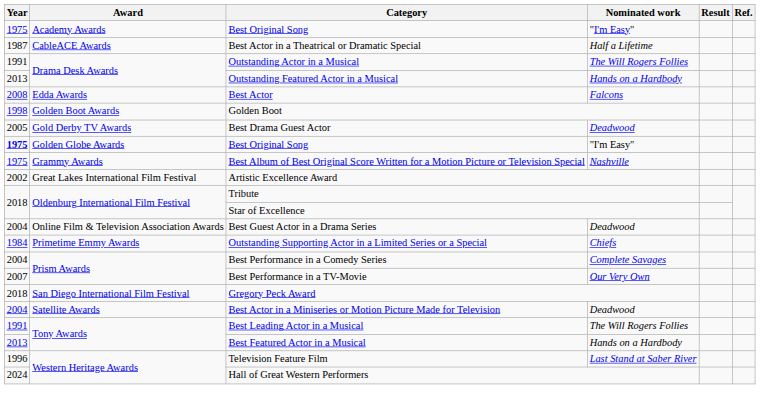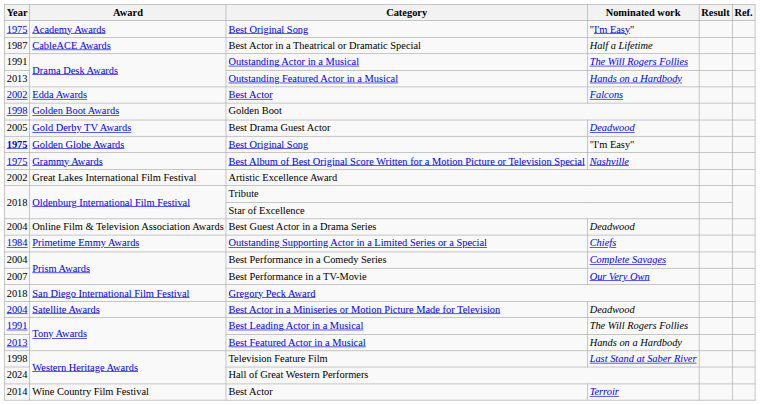(17, 95) 2008 -> (17, 95) 2002
(17, 359) 1996 -> (17, 359) 1998
+ row: (91, 392)
